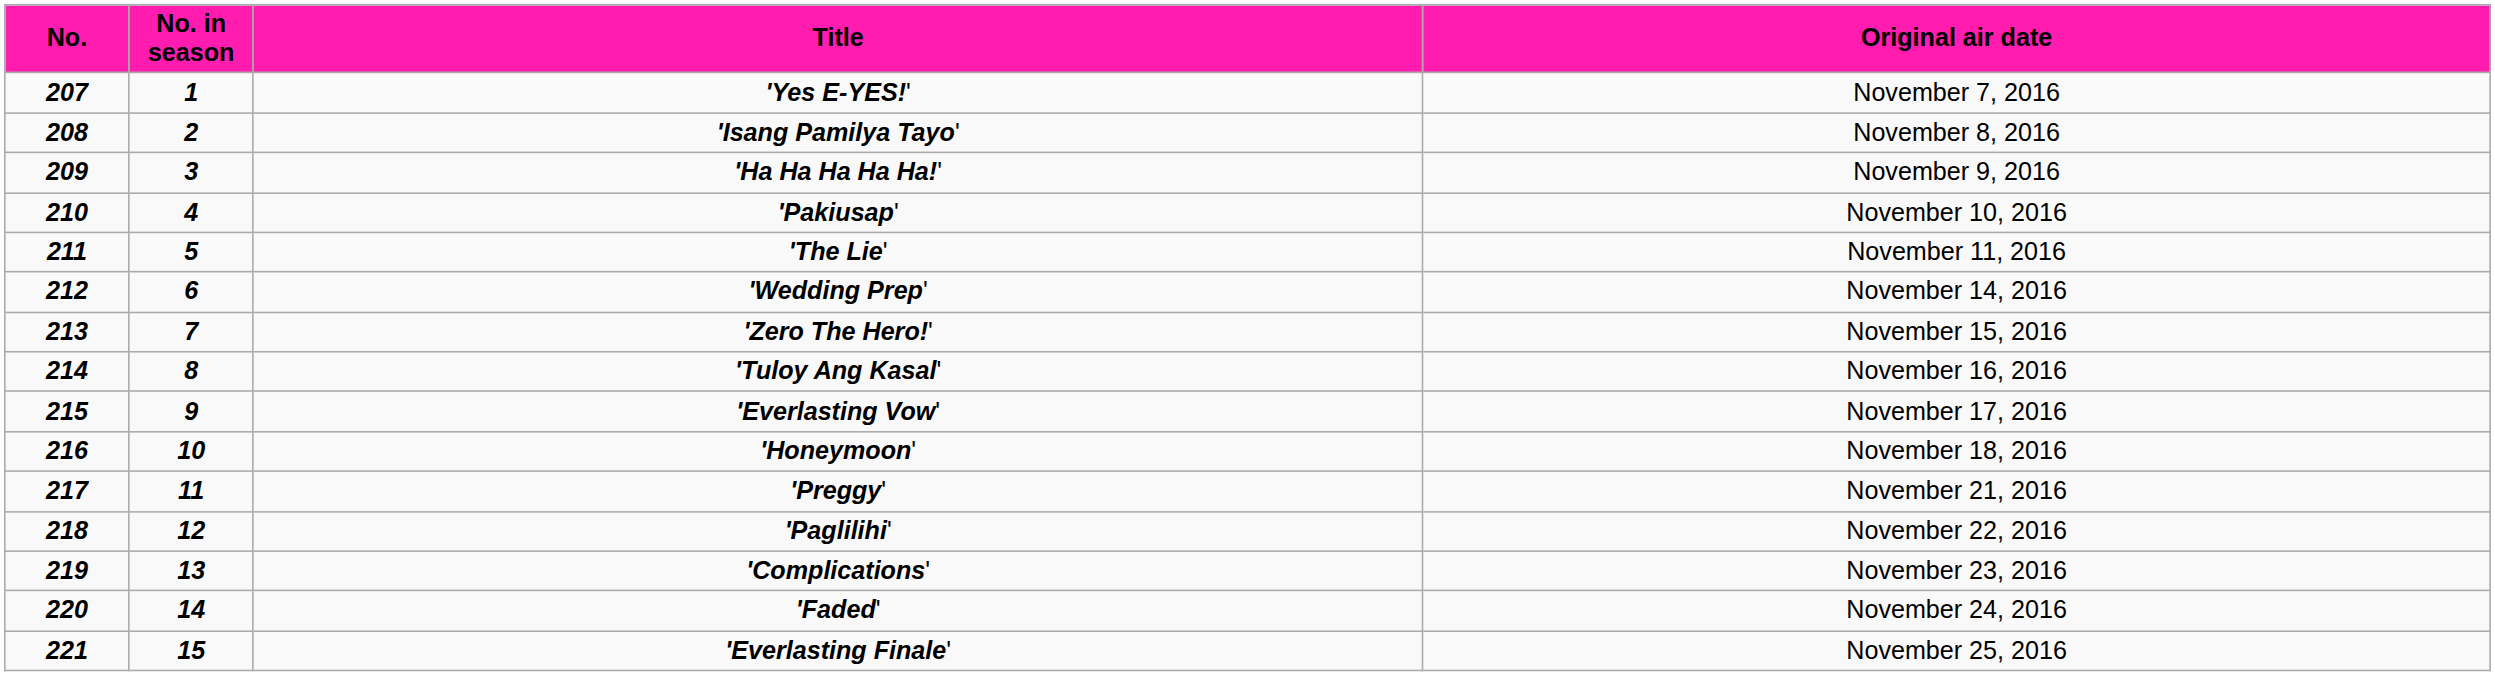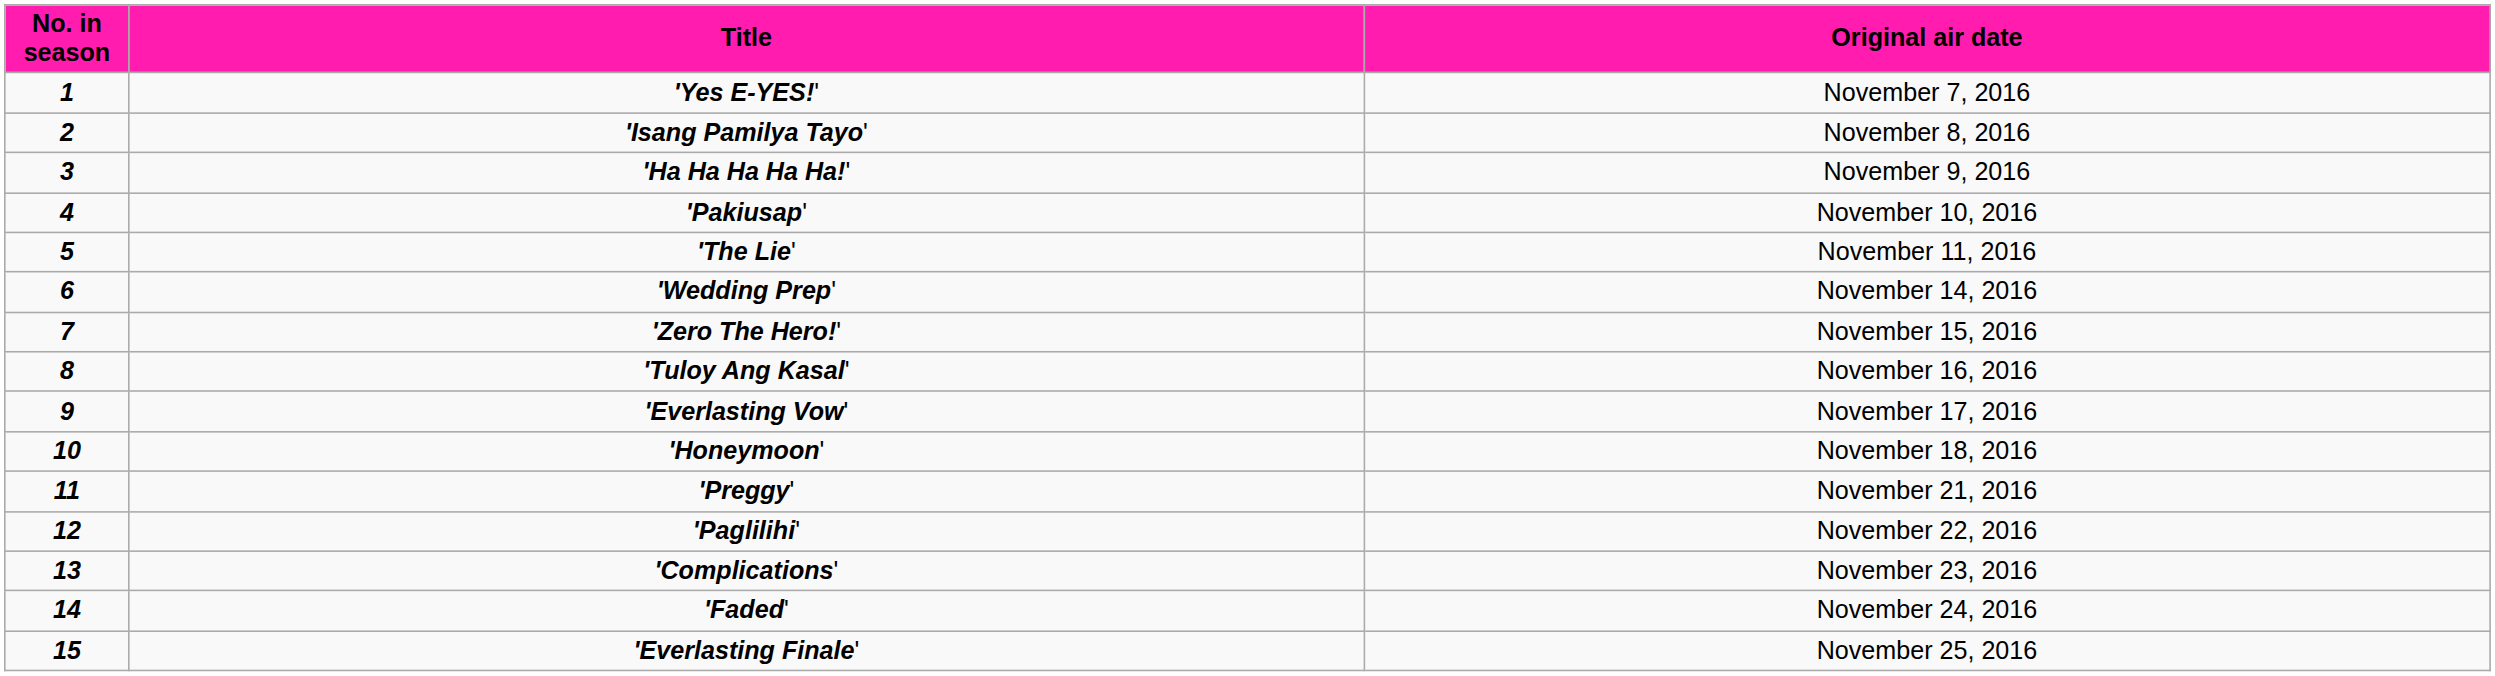- column: (67, 38)
